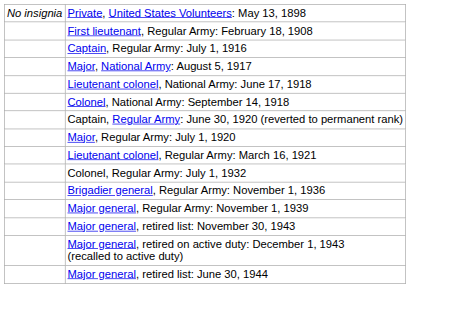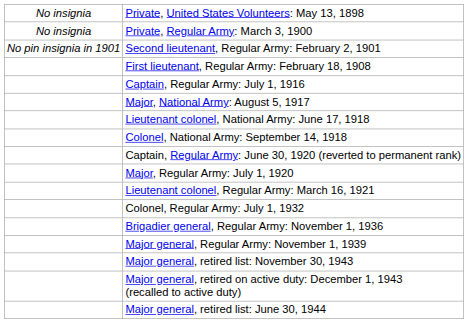+ row: (219, 31)
+ row: (253, 48)
